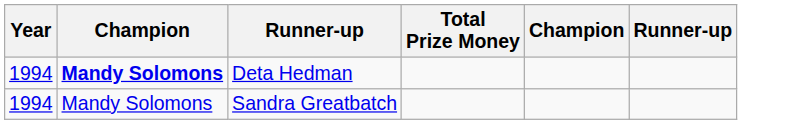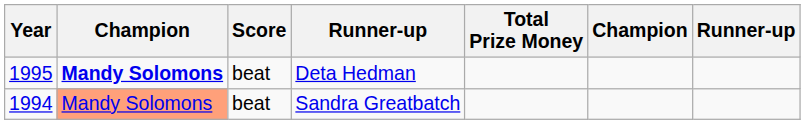+ column: (259, 30)
(31, 72) 1994 -> (31, 72) 1995
(137, 103) no background -> (137, 103) lightsalmon background
